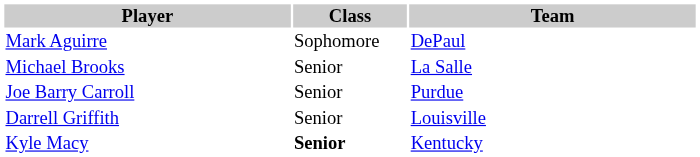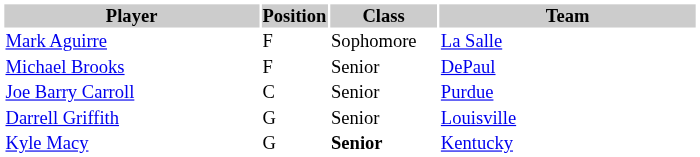+ column: (294, 15)
(438, 41) DePaul -> (472, 41) La Salle
(441, 66) La Salle -> (468, 66) DePaul
